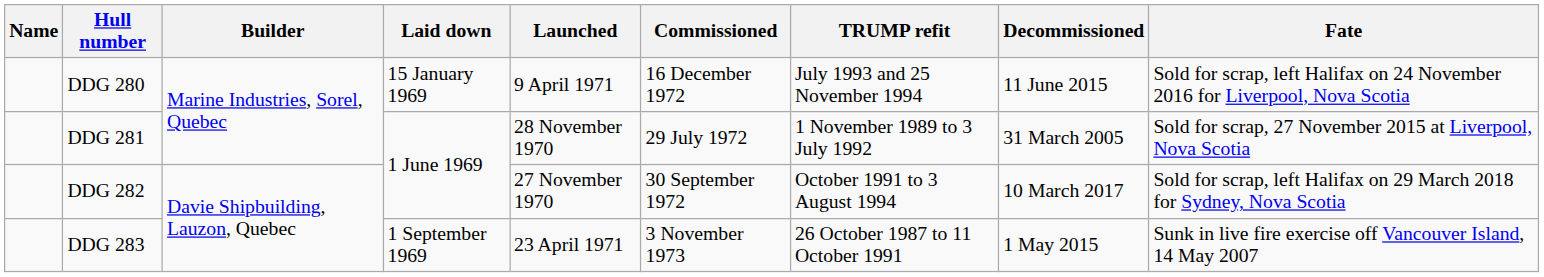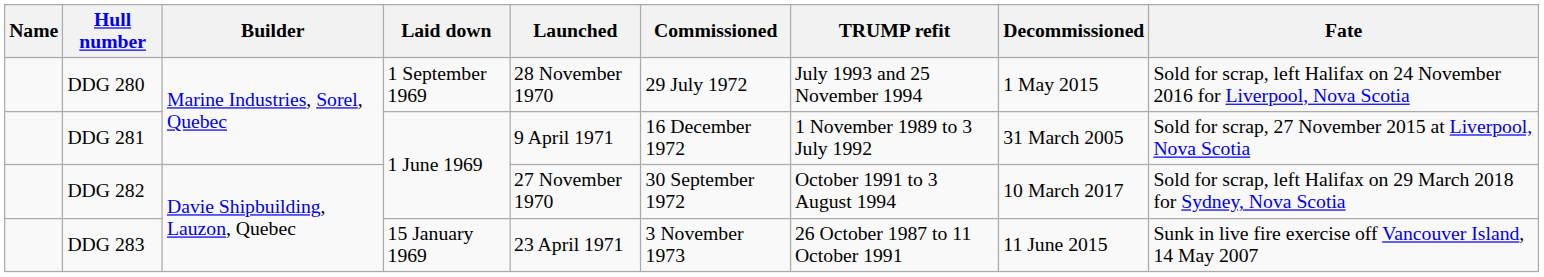(430, 84) 15 January 1969 -> (437, 84) 1 September 1969
(564, 84) 9 April 1971 -> (568, 84) 28 November 1970
(698, 84) 16 December 1972 -> (696, 84) 29 July 1972
(1055, 84) 11 June 2015 -> (1051, 84) 1 May 2015
(568, 137) 28 November 1970 -> (564, 137) 9 April 1971
(696, 137) 29 July 1972 -> (698, 137) 16 December 1972
(437, 244) 1 September 1969 -> (430, 244) 15 January 1969
(1051, 244) 1 May 2015 -> (1055, 244) 11 June 2015
